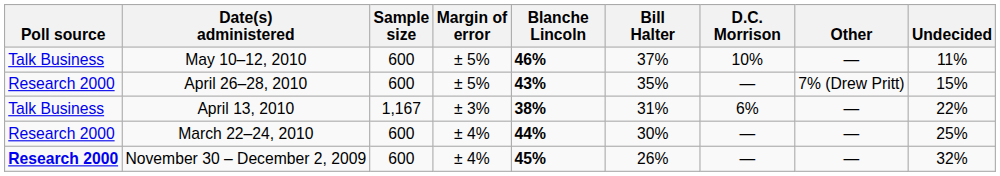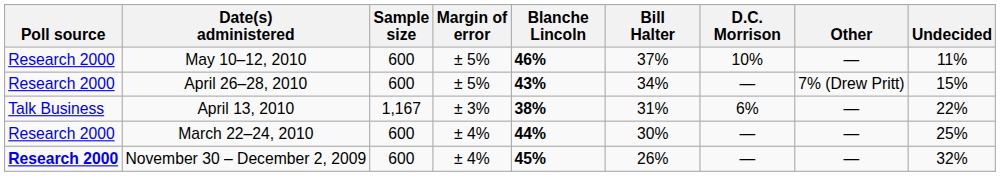(56, 60) Talk Business -> (61, 60) Research 2000
(653, 84) 35% -> (653, 84) 34%
